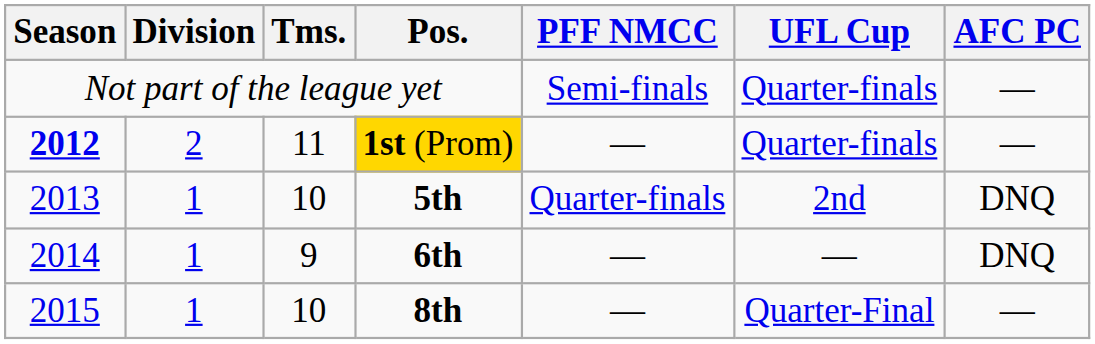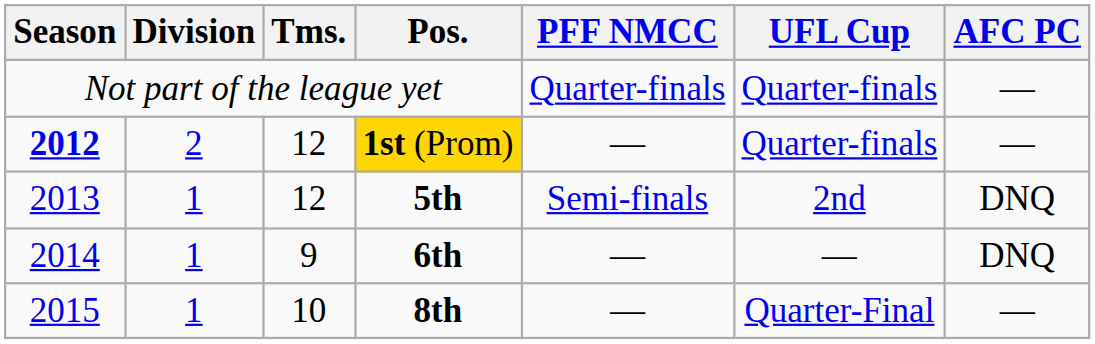(627, 87) Semi-finals -> (627, 87) Quarter-finals
(309, 143) 11 -> (309, 143) 12
(309, 198) 10 -> (309, 198) 12
(627, 198) Quarter-finals -> (627, 198) Semi-finals
